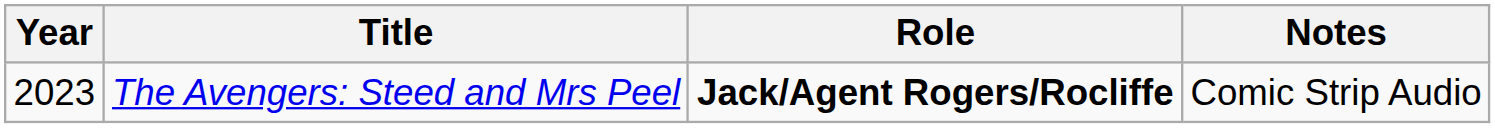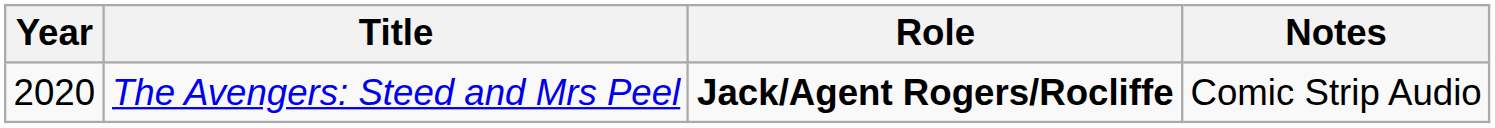(54, 91) 2023 -> (54, 91) 2020
